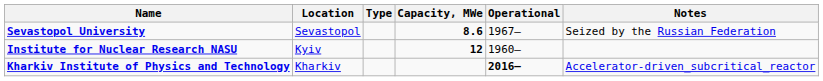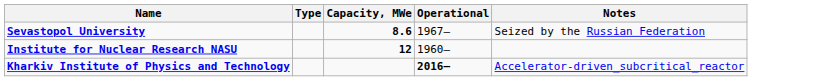- column: (328, 13)
